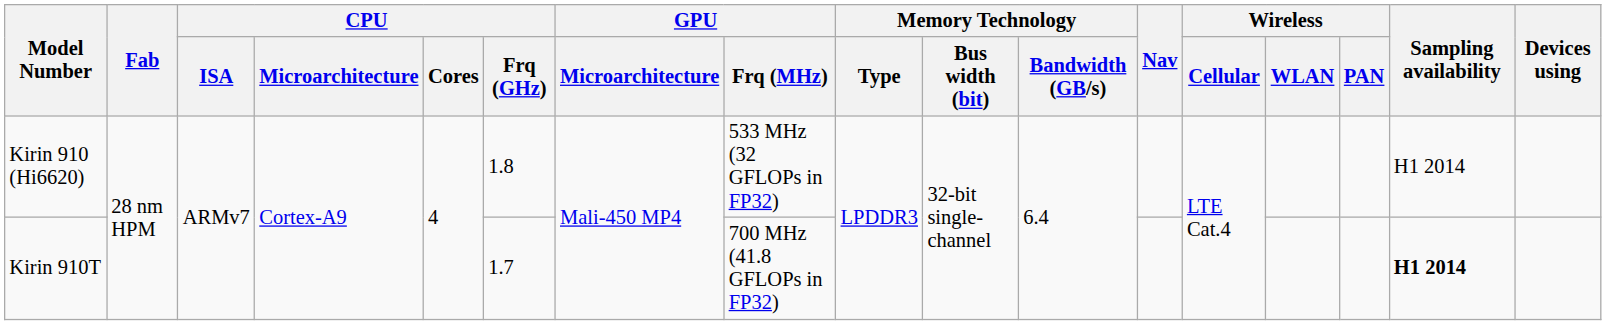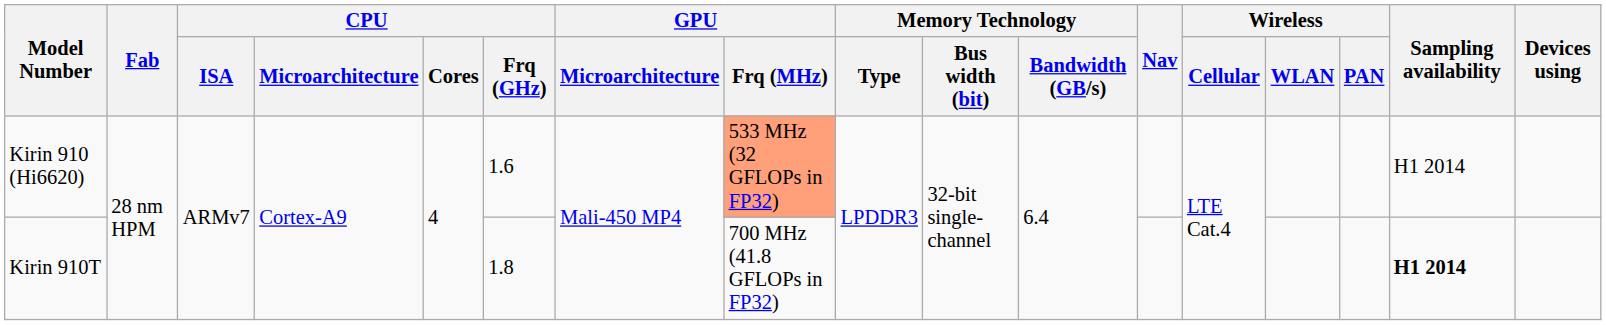(501, 166) 1.8 -> (501, 166) 1.6
(776, 166) no background -> (776, 166) lightsalmon background
(501, 267) 1.7 -> (501, 267) 1.8
